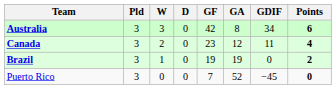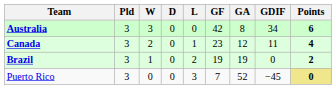+ column: (194, 12)
(310, 76) no background -> (311, 76) khaki background
